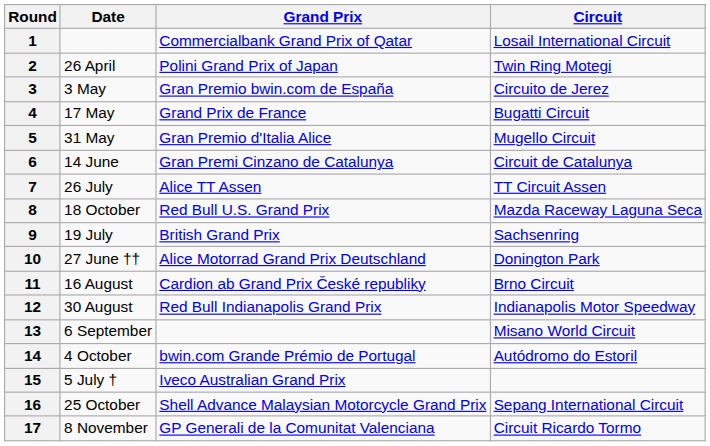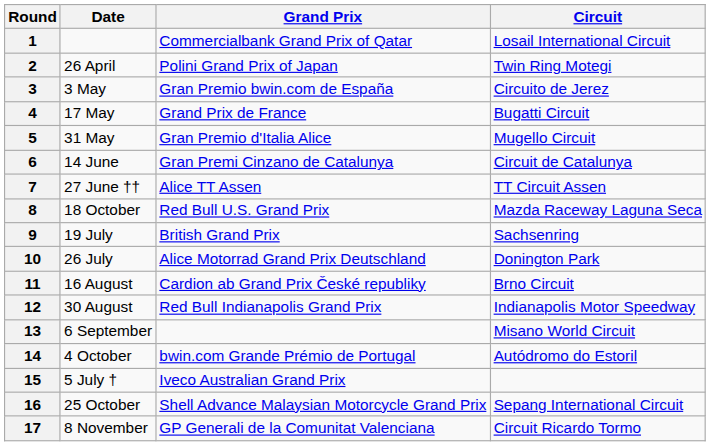(88, 186) 26 July -> (102, 186) 27 June ††
(102, 259) 27 June †† -> (88, 259) 26 July
